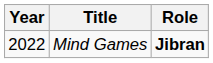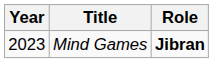(27, 44) 2022 -> (27, 44) 2023
